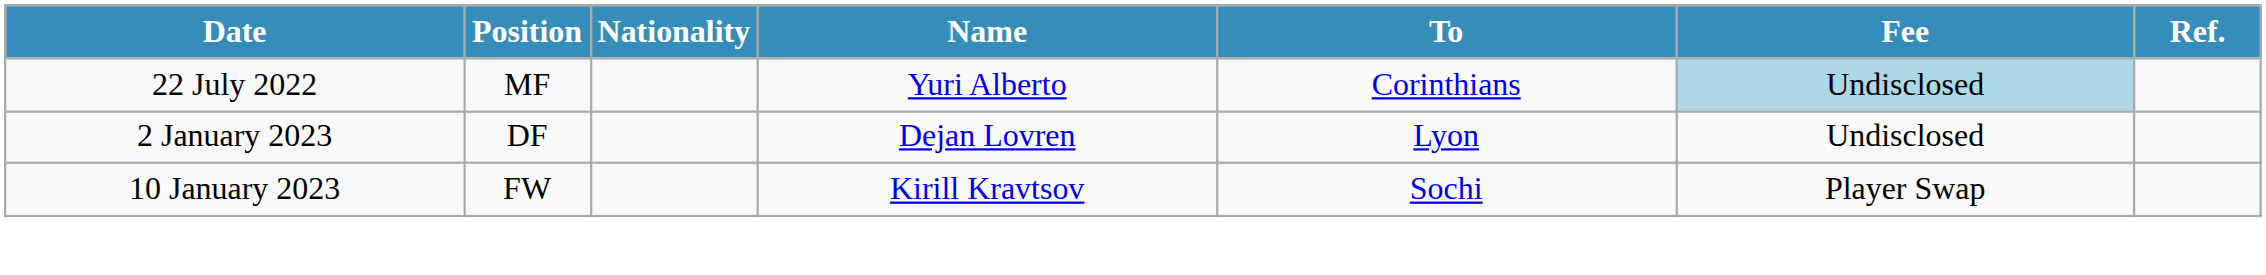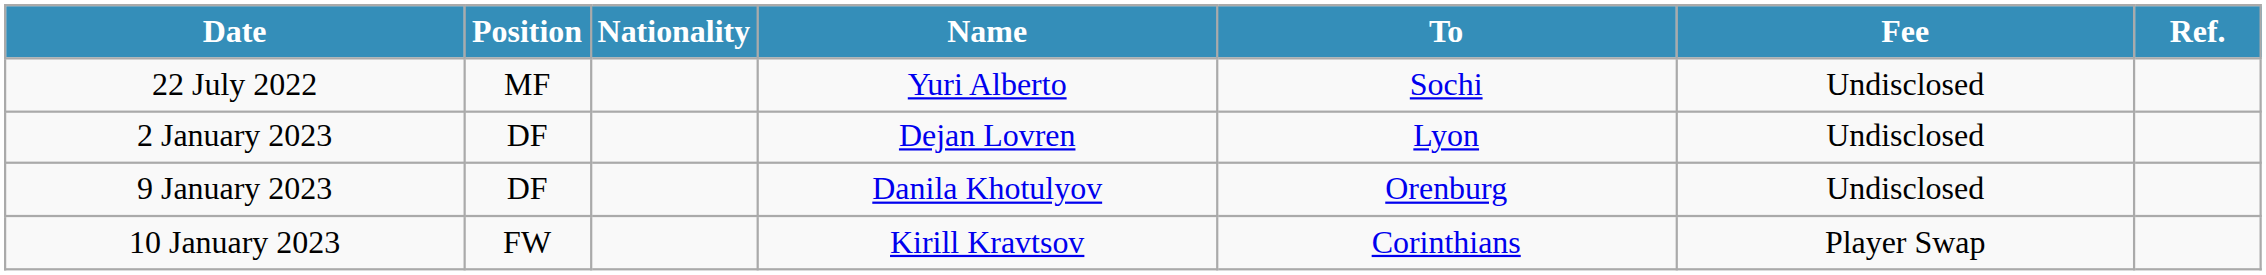(1446, 83) Corinthians -> (1446, 83) Sochi
(1905, 83) lightblue background -> (1905, 83) no background
+ row: (235, 189)
(1446, 189) Sochi -> (1446, 242) Corinthians
